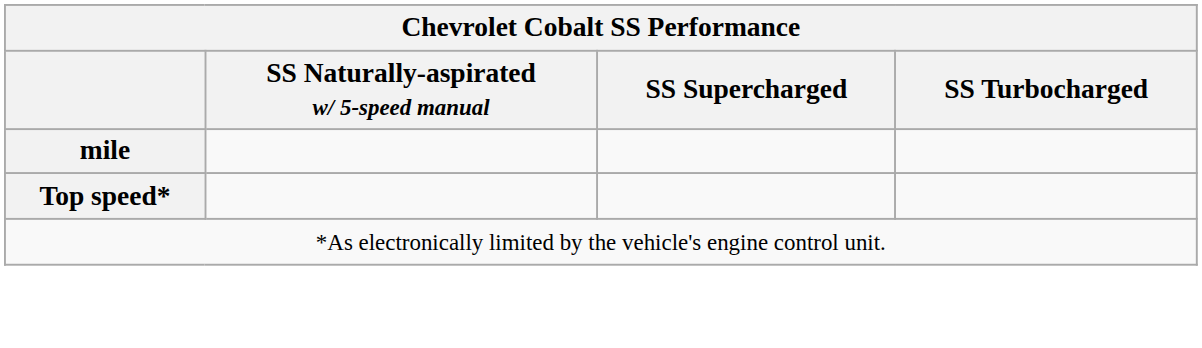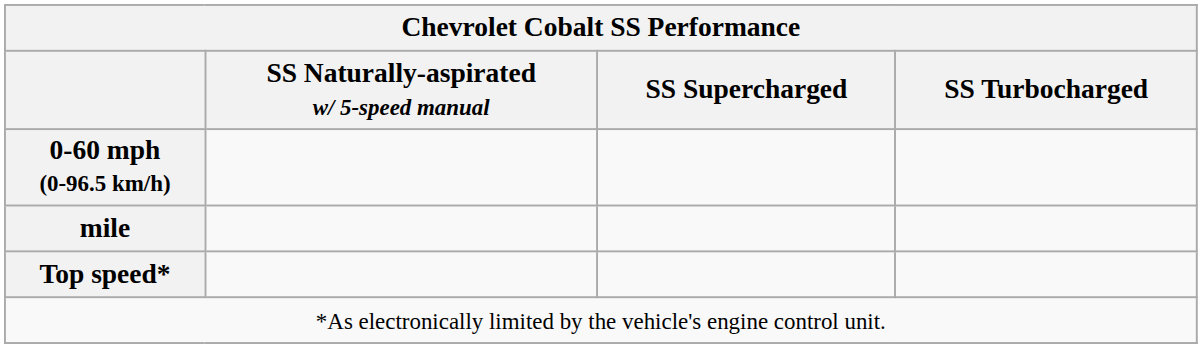+ row: (105, 167)
